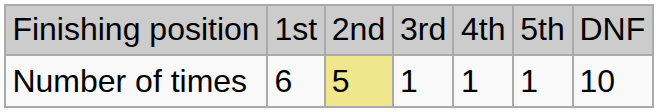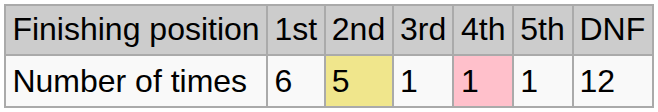(470, 80) no background -> (470, 80) pink background
(597, 80) 10 -> (597, 80) 12
